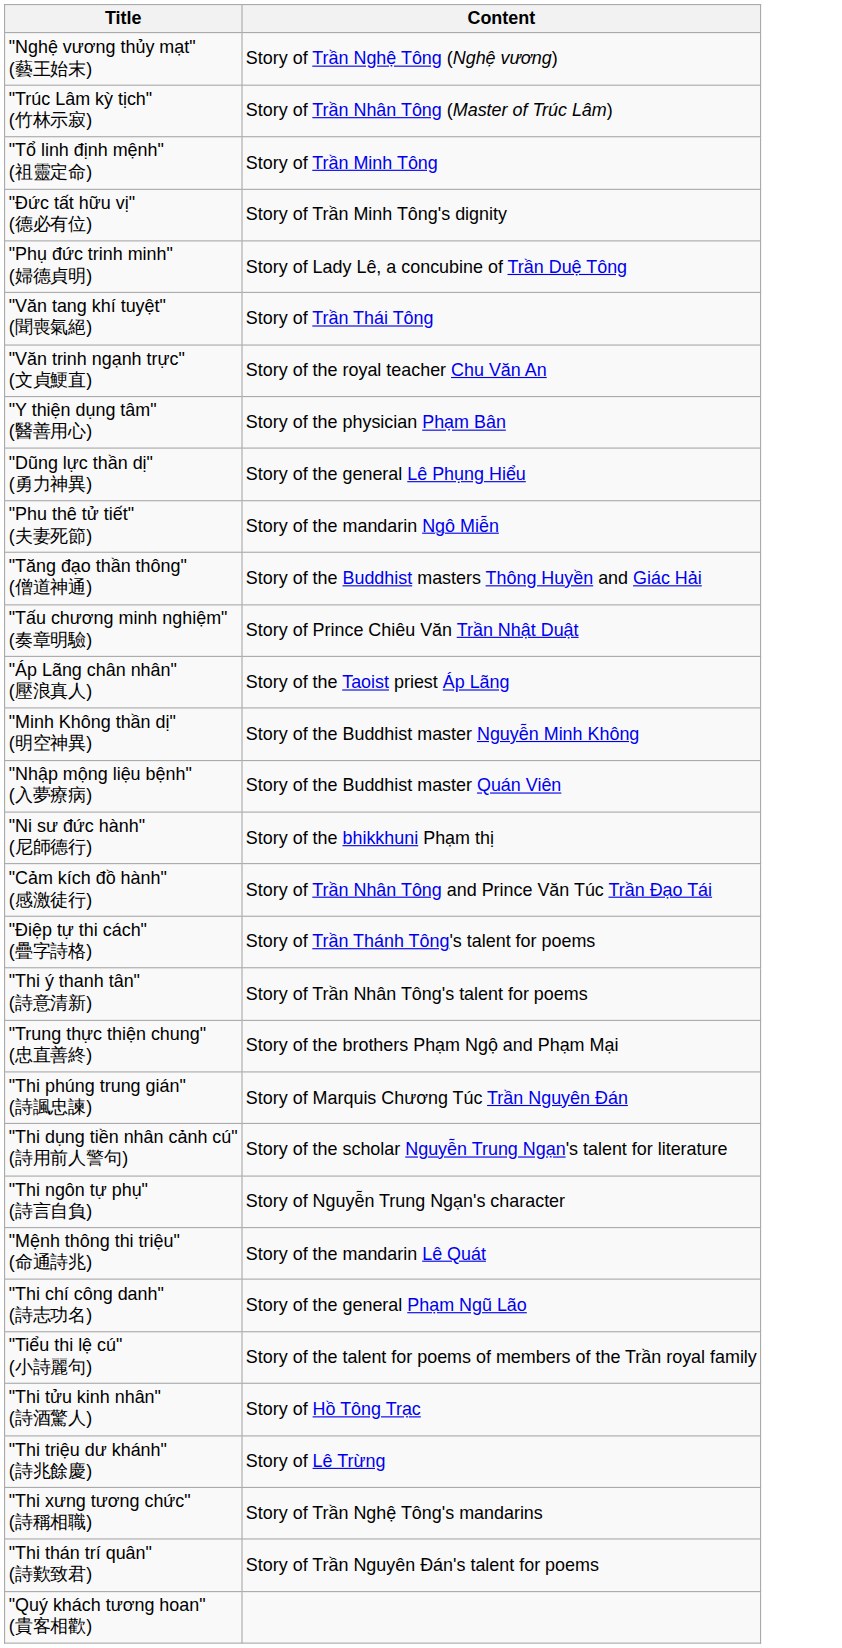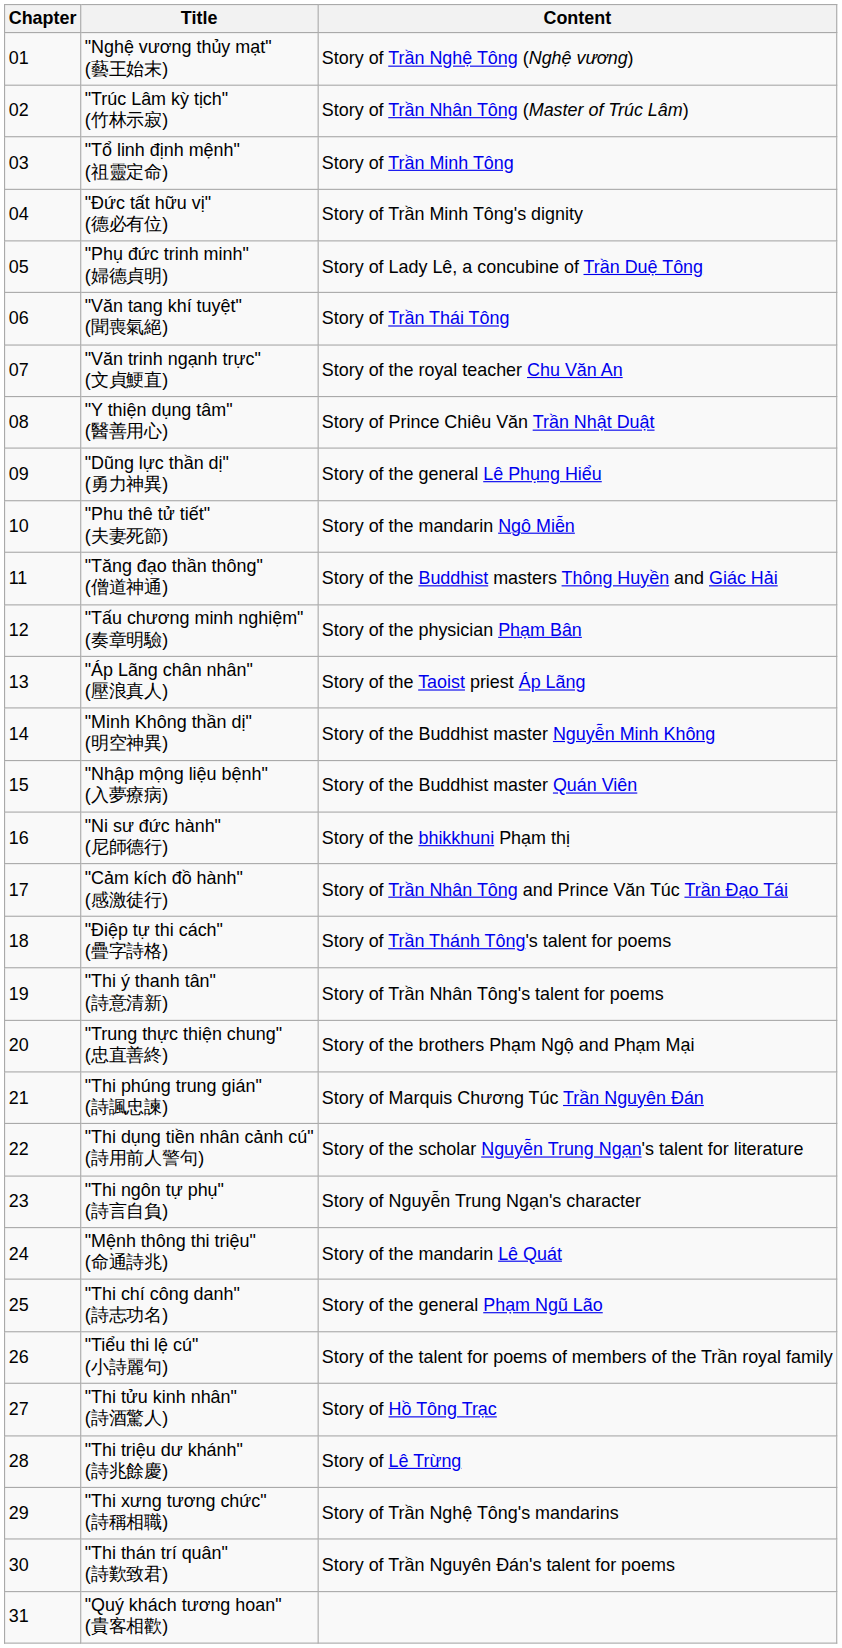+ column: (43, 18)
(376, 422) Story of the physician Phạm Bân -> (488, 422) Story of Prince Chiêu Văn Trần Nhật Duật
(412, 630) Story of Prince Chiêu Văn Trần Nhật Duật -> (452, 630) Story of the physician Phạm Bân
